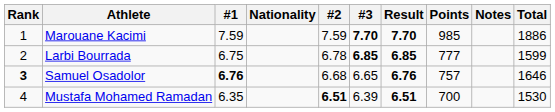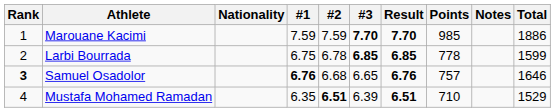columns swapped: (282, 14) <-> (231, 14)
(449, 55) 777 -> (449, 55) 778
(449, 96) 700 -> (449, 96) 710
(532, 96) 1530 -> (532, 96) 1529
